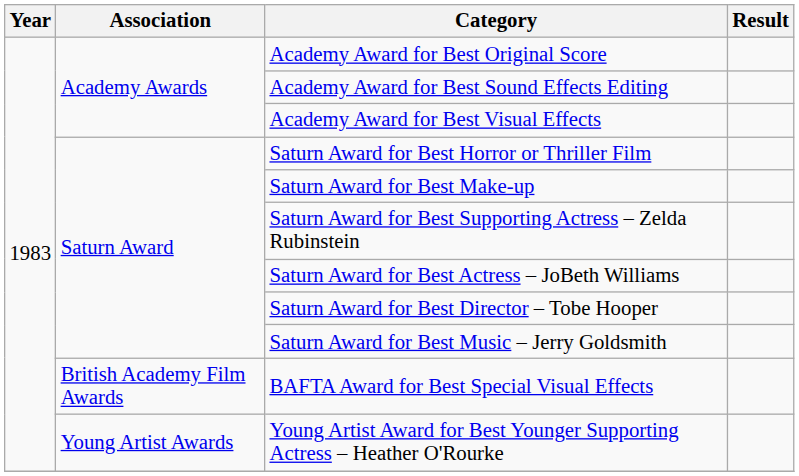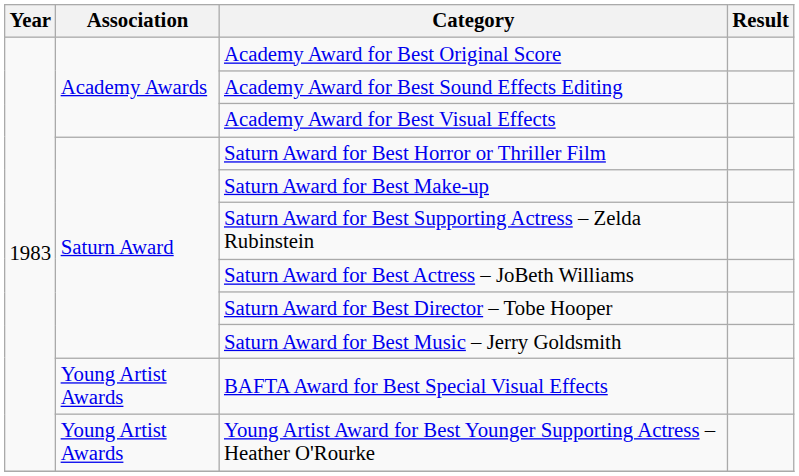(153, 385) British Academy Film Awards -> (114, 385) Young Artist Awards
